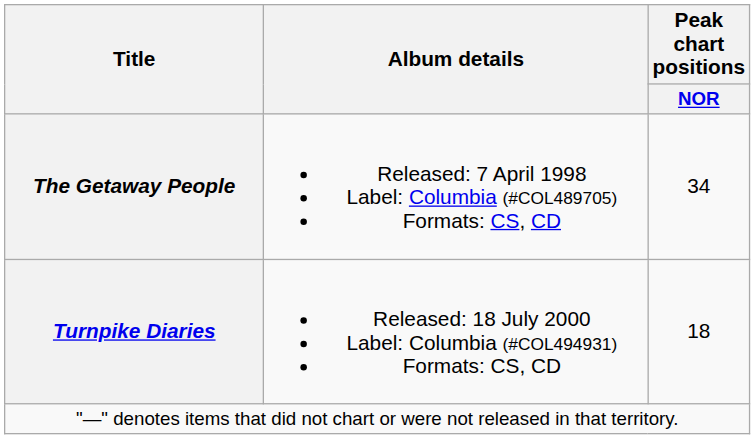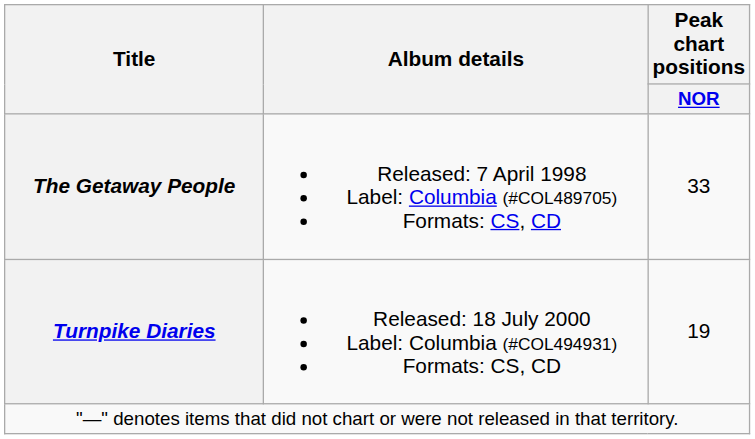(699, 186) 34 -> (699, 186) 33
(699, 331) 18 -> (699, 331) 19
